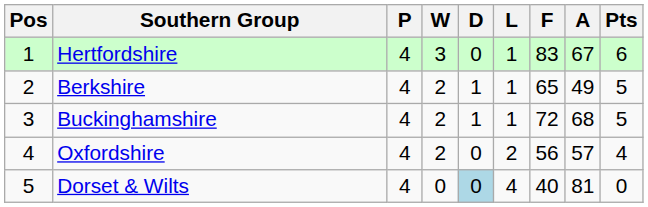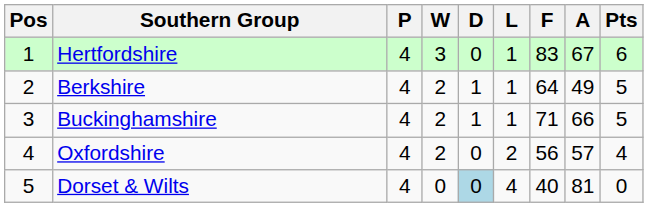(547, 86) 65 -> (547, 86) 64
(547, 119) 72 -> (547, 119) 71
(583, 119) 68 -> (583, 119) 66
